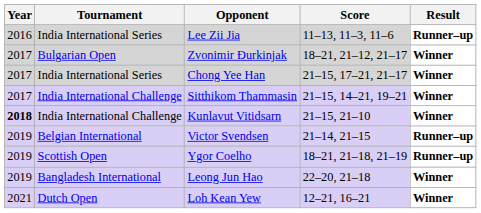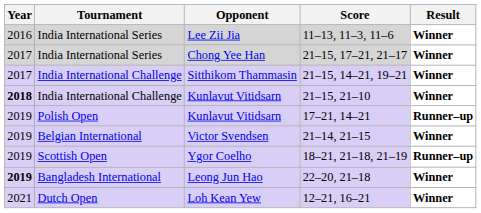(443, 35) Runner–up -> (433, 35) Winner
- row: (237, 55)
+ row: (234, 116)
(443, 136) Runner–up -> (433, 136) Winner
(20, 177) normal -> (20, 177) bold
